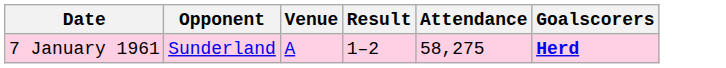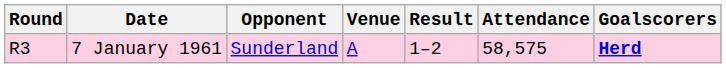+ column: (36, 19)
(452, 49) 58,275 -> (515, 49) 58,575
